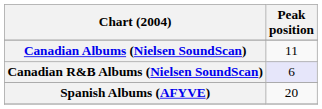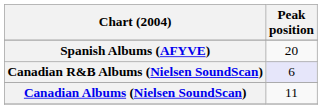rows swapped: (135, 51) <-> (135, 93)
